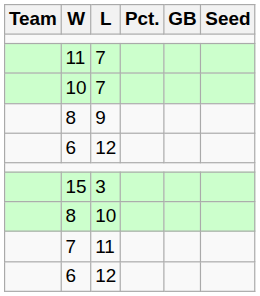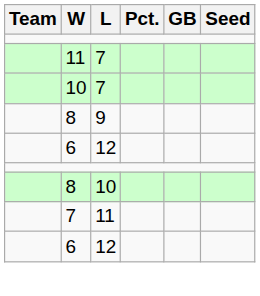- row: (76, 186)
